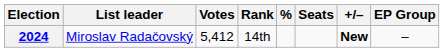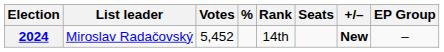columns swapped: (286, 15) <-> (257, 15)
(217, 36) 5,412 -> (217, 36) 5,452
